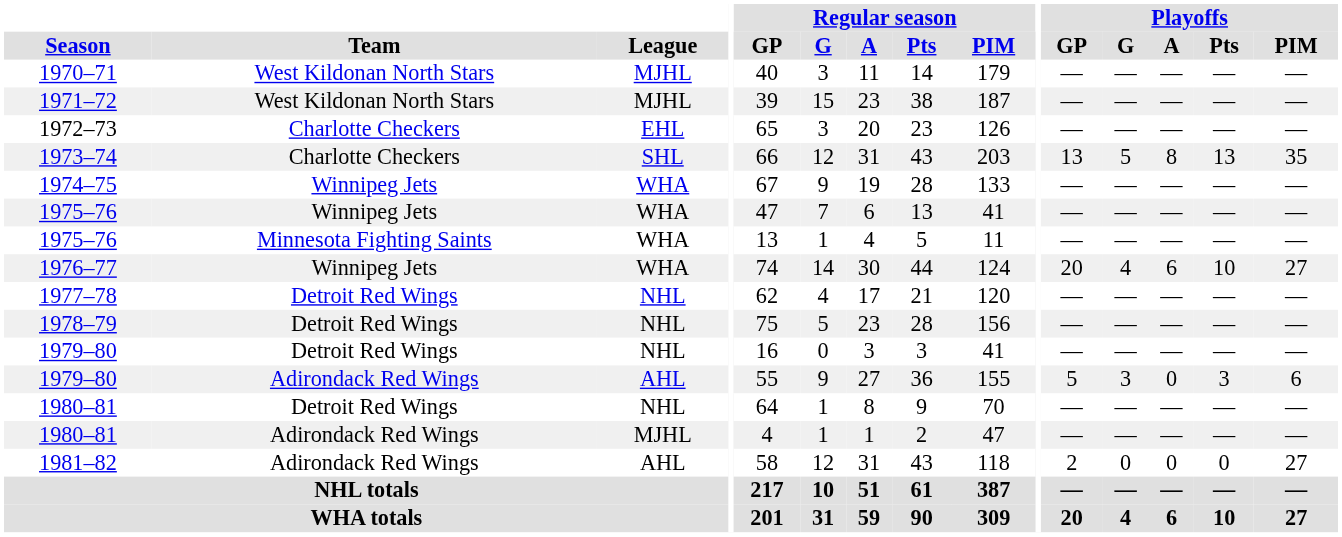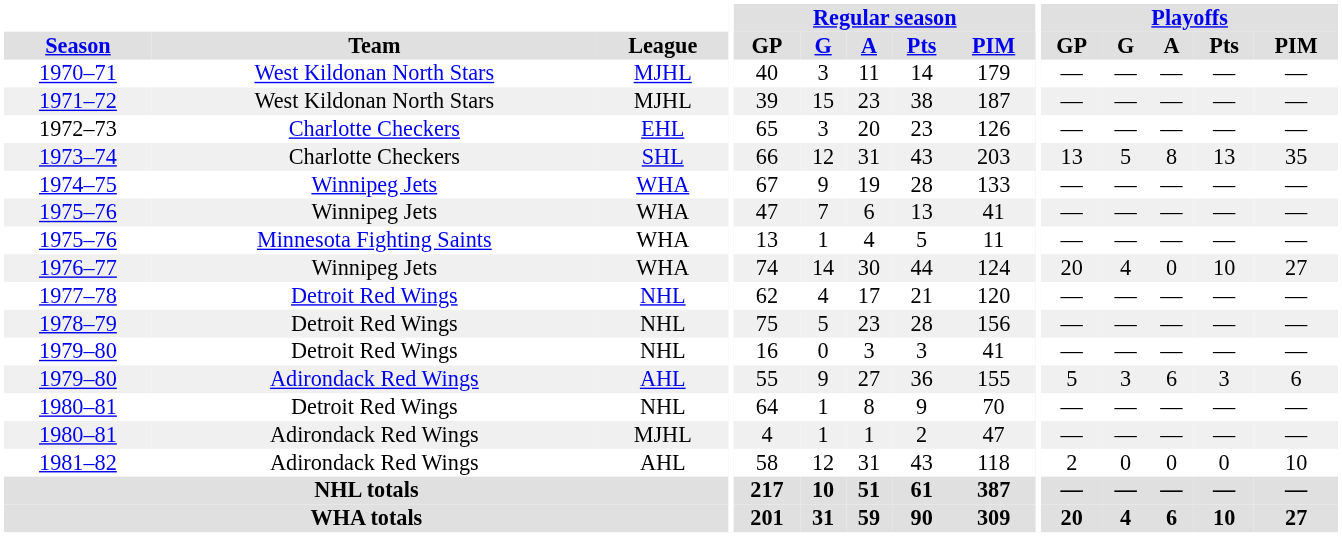(1171, 267) 6 -> (1171, 267) 0
(1171, 379) 0 -> (1171, 379) 6
(1296, 462) 27 -> (1296, 462) 10
